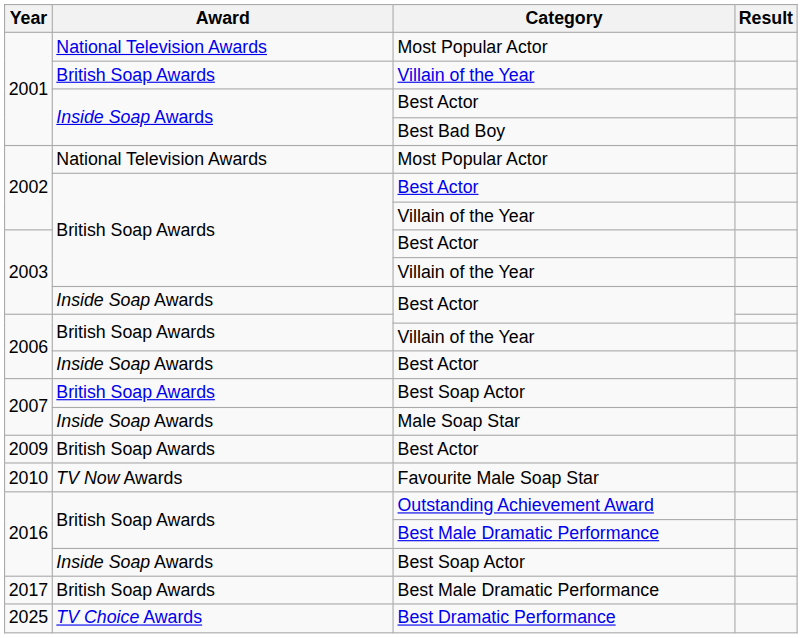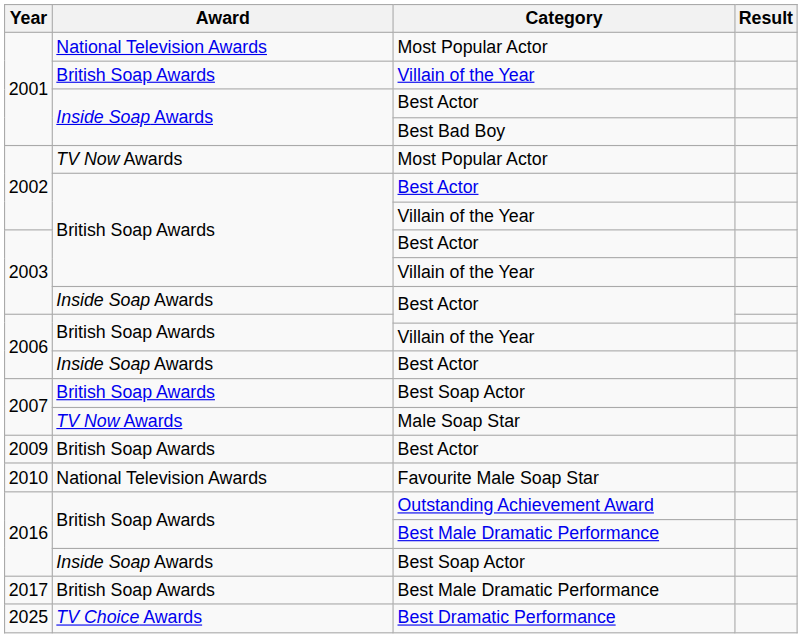(162, 159) National Television Awards -> (119, 159) TV Now Awards
(135, 421) Inside Soap Awards -> (119, 421) TV Now Awards
(119, 477) TV Now Awards -> (162, 477) National Television Awards
